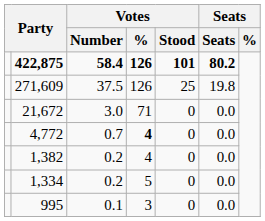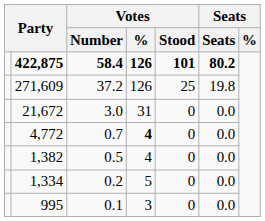(110, 87) 37.5 -> (110, 87) 37.2
(145, 110) 71 -> (145, 110) 31
(114, 157) 0.2 -> (114, 157) 0.5
